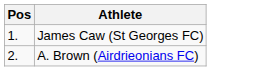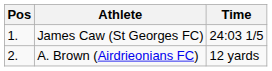+ column: (236, 14)
